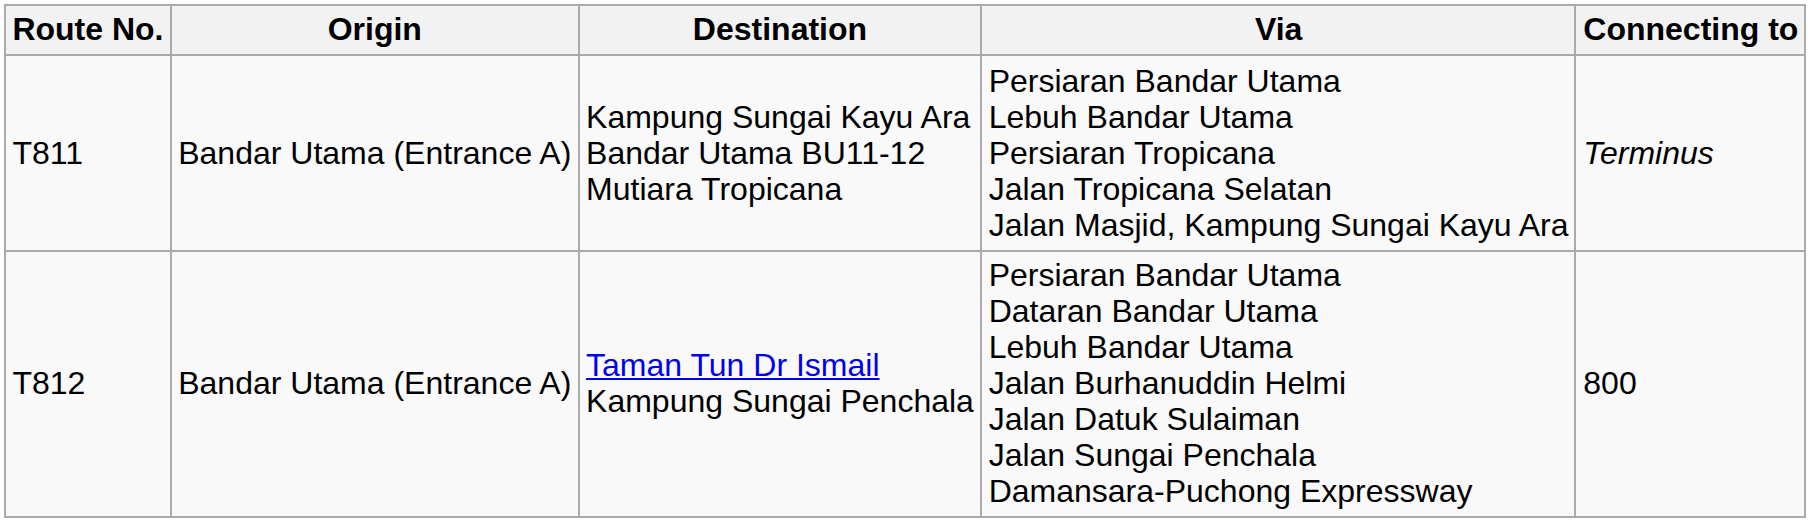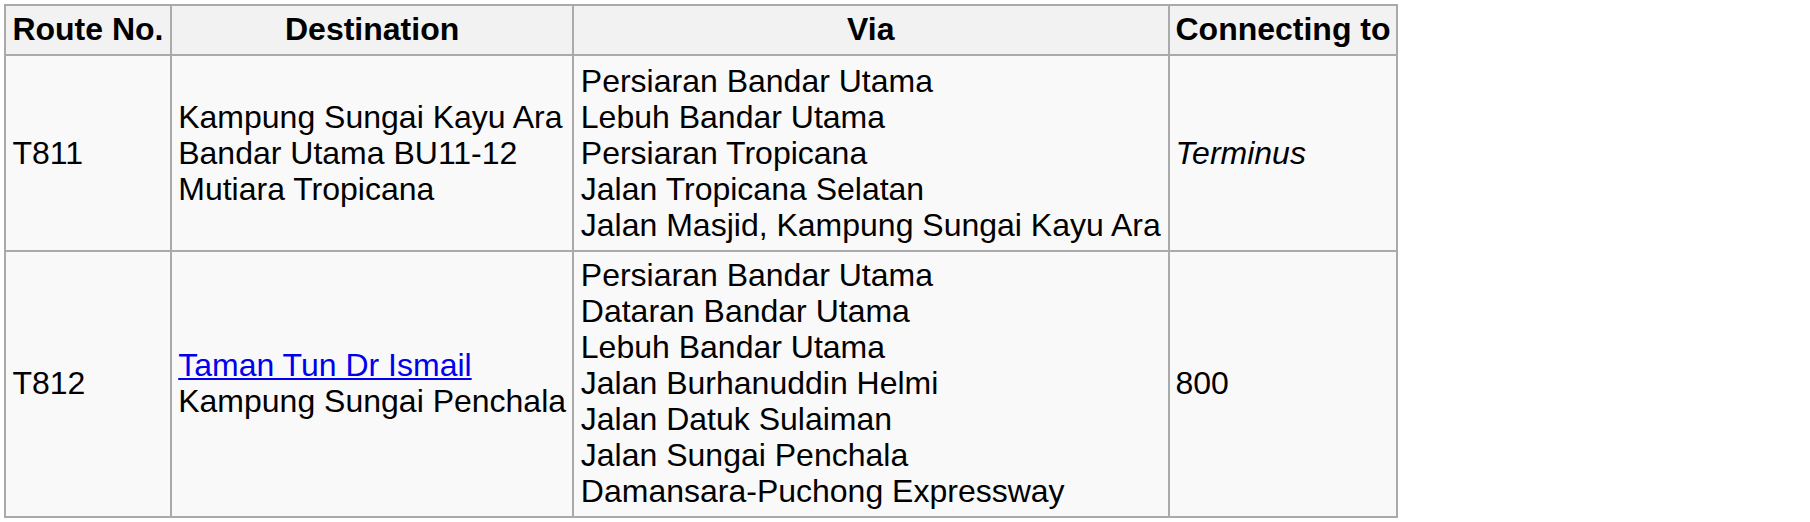- column: (375, 29)
